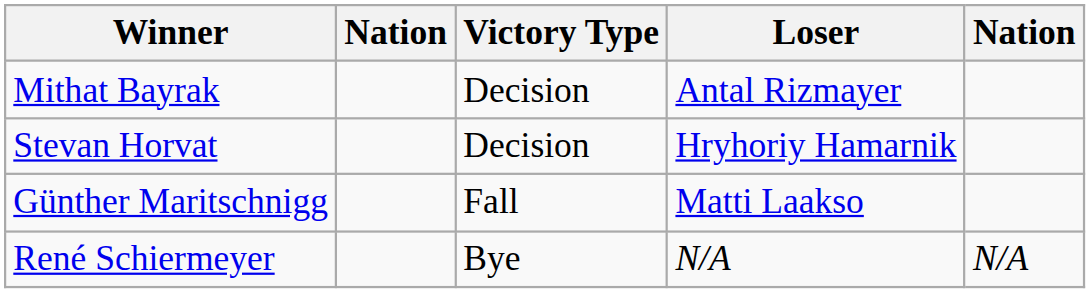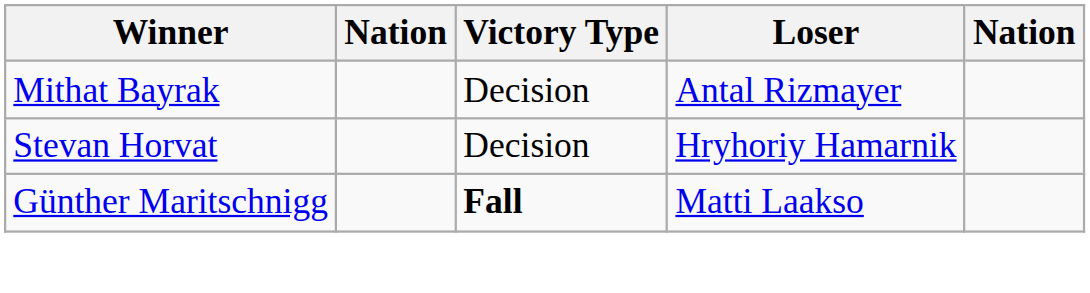(491, 201) normal -> (493, 201) bold
- row: (144, 257)
